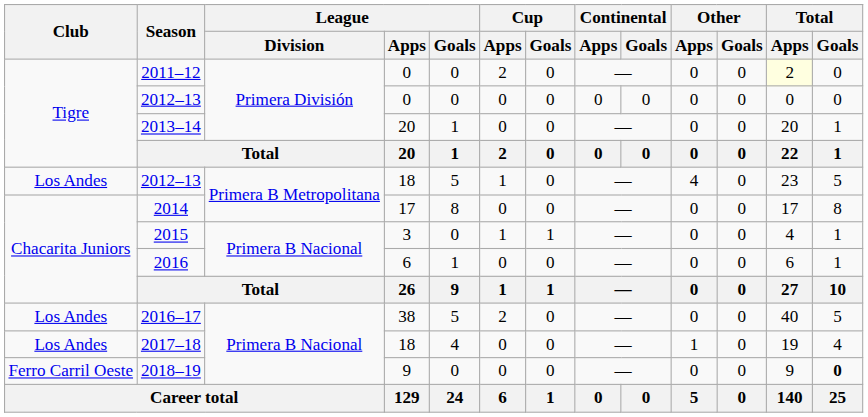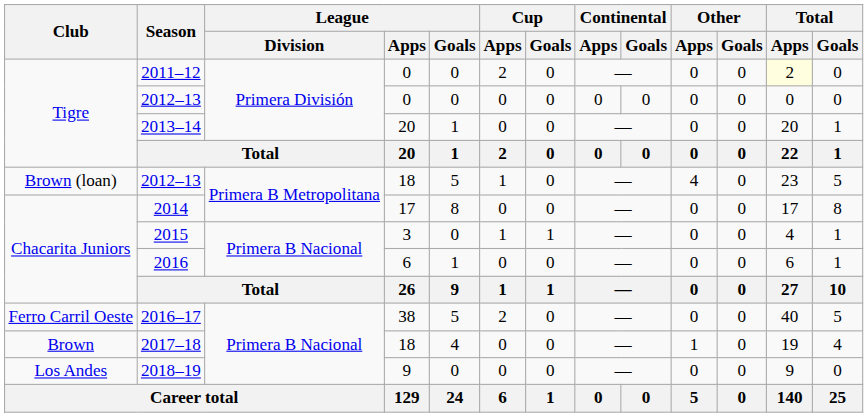(71, 180) Los Andes -> (71, 180) Brown (loan)
(71, 316) Los Andes -> (71, 316) Ferro Carril Oeste
(71, 343) Los Andes -> (71, 343) Brown
(71, 371) Ferro Carril Oeste -> (71, 371) Los Andes
(838, 371) bold -> (838, 371) normal
